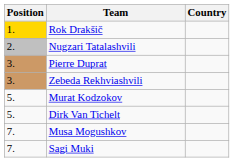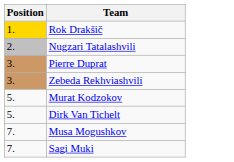- column: (207, 13)
